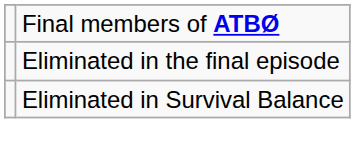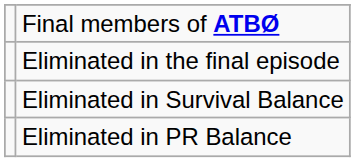+ row: (157, 137)
